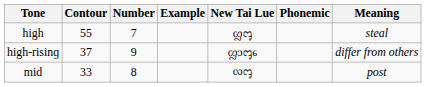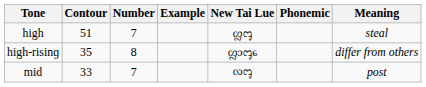(86, 33) 55 -> (86, 33) 51
(86, 52) 37 -> (86, 52) 35
(134, 52) 9 -> (134, 52) 8
(134, 72) 8 -> (134, 72) 7
